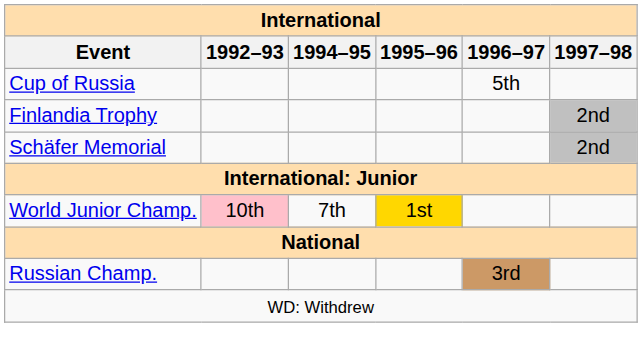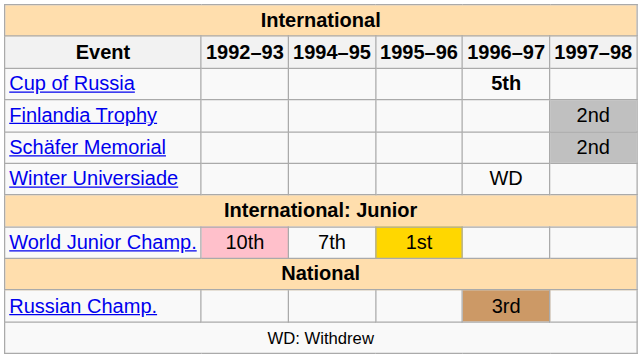(506, 83) normal -> (506, 83) bold
+ row: (94, 178)
